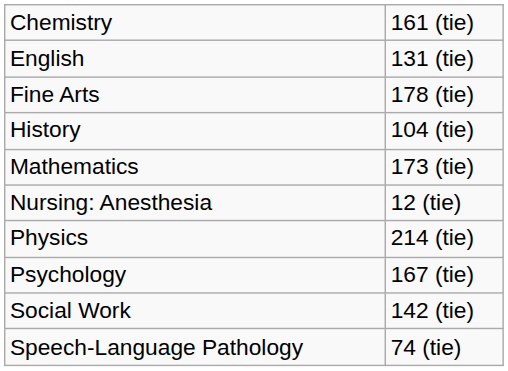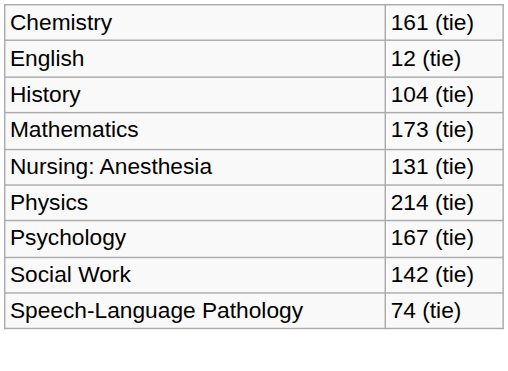(432, 58) 131 (tie) -> (426, 58) 12 (tie)
- row: (55, 94)
(426, 202) 12 (tie) -> (432, 166) 131 (tie)
